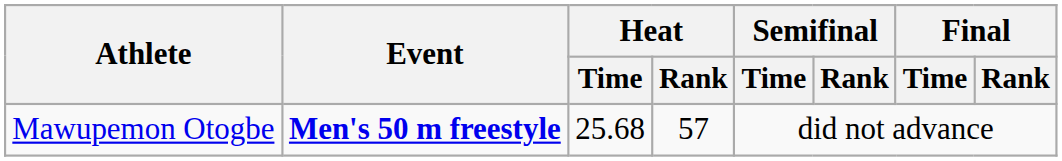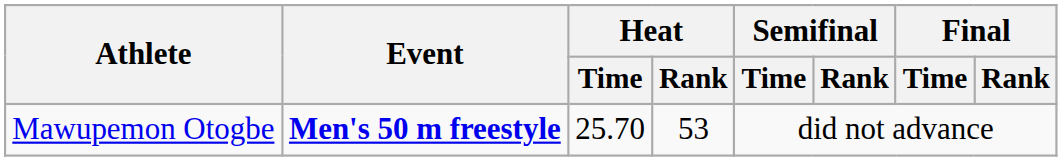(610, 129) 25.68 -> (610, 129) 25.70
(693, 129) 57 -> (693, 129) 53
